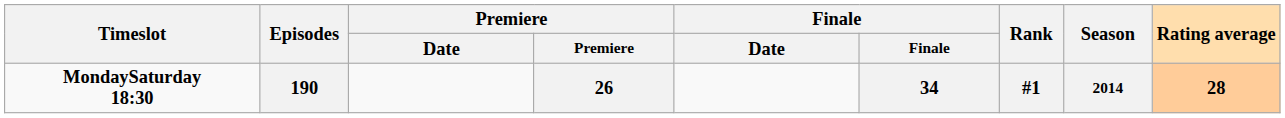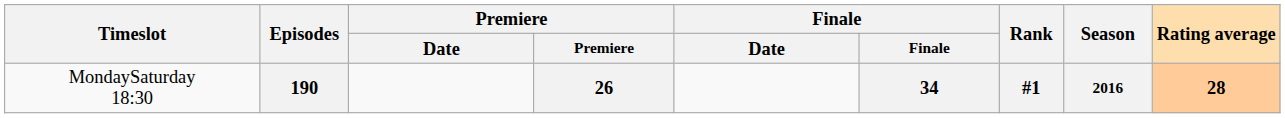(132, 87) bold -> (132, 87) normal
(1108, 87) 2014 -> (1108, 87) 2016
